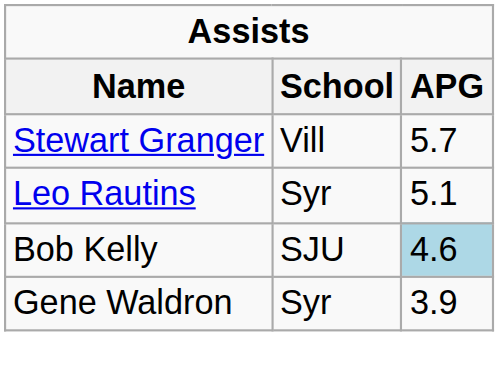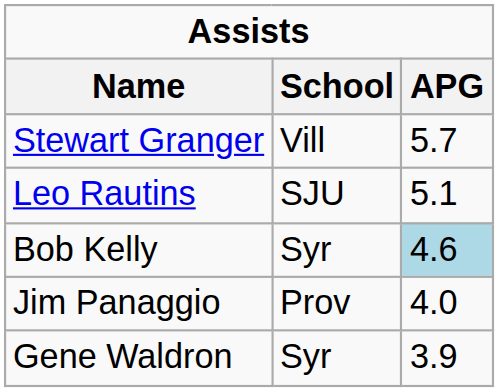(306, 194) Syr -> (312, 194) SJU
(312, 248) SJU -> (306, 248) Syr
+ row: (117, 303)
